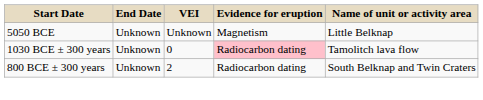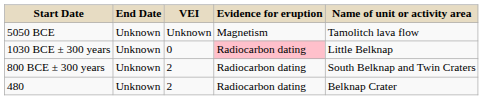(360, 31) Little Belknap -> (373, 31) Tamolitch lava flow
(373, 49) Tamolitch lava flow -> (360, 49) Little Belknap
+ row: (15, 85)
